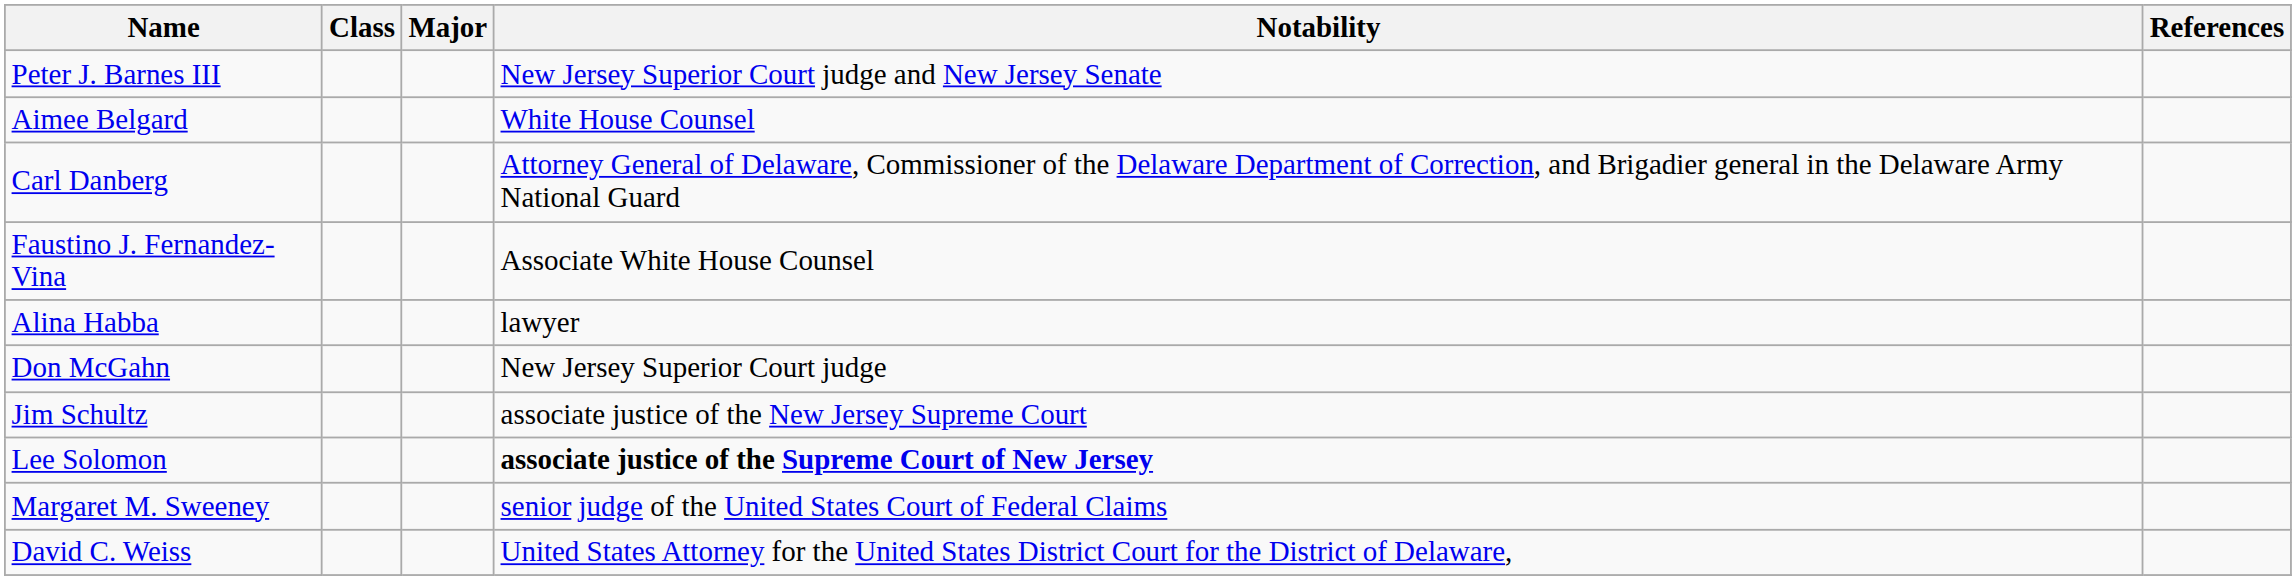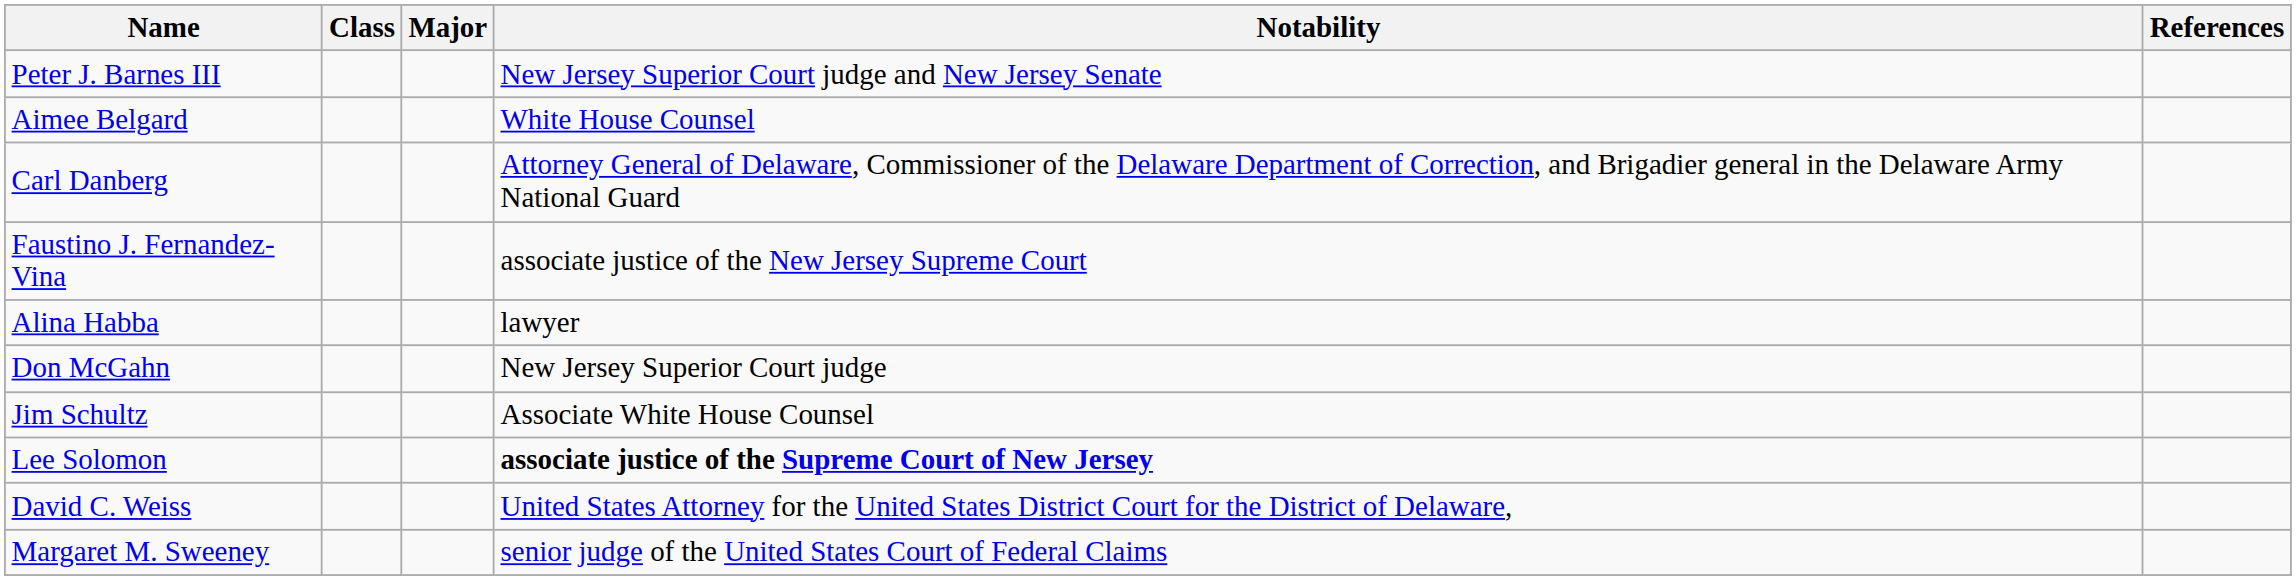(687, 260) Associate White House Counsel -> (794, 260) associate justice of the New Jersey Supreme Court
(794, 414) associate justice of the New Jersey Supreme Court -> (687, 414) Associate White House Counsel
rows swapped: (140, 505) <-> (101, 551)
